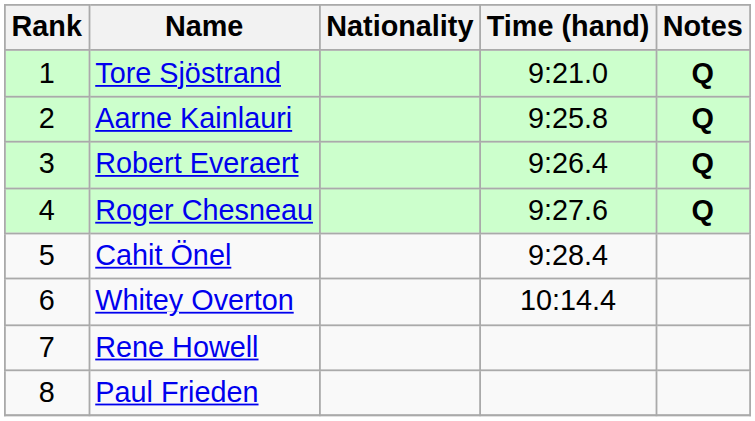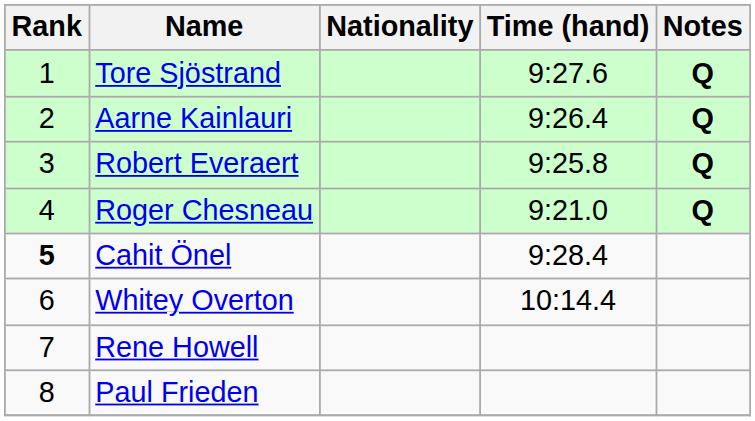(568, 73) 9:21.0 -> (568, 73) 9:27.6
(568, 118) 9:25.8 -> (568, 118) 9:26.4
(568, 164) 9:26.4 -> (568, 164) 9:25.8
(568, 210) 9:27.6 -> (568, 210) 9:21.0
(47, 255) normal -> (47, 255) bold
